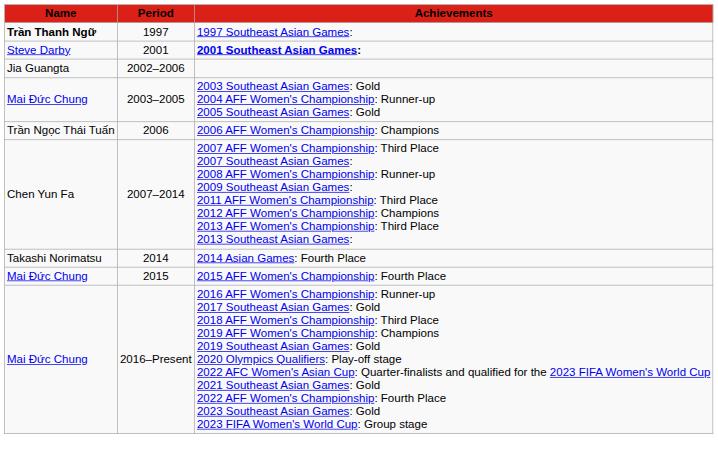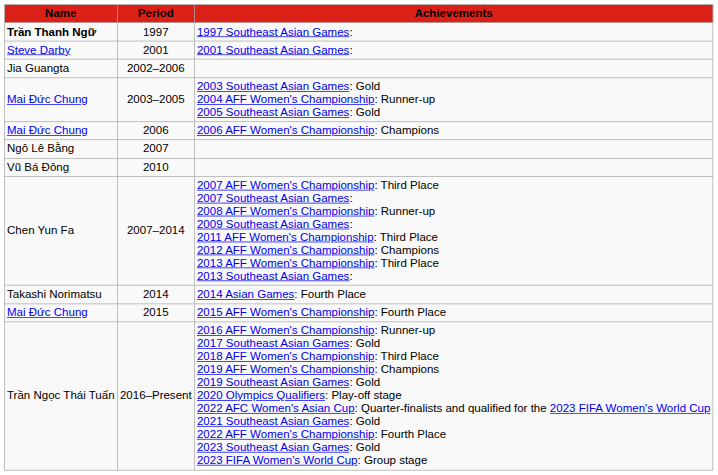(279, 50) bold -> (275, 50) normal
(61, 130) Trần Ngọc Thái Tuấn -> (47, 130) Mai Đức Chung
+ row: (156, 149)
+ row: (156, 167)
(47, 359) Mai Đức Chung -> (61, 396) Trần Ngọc Thái Tuấn
